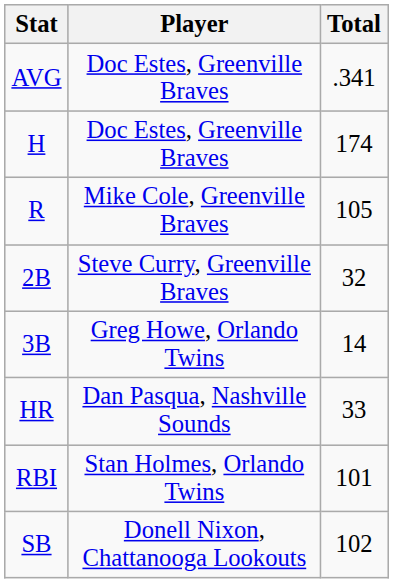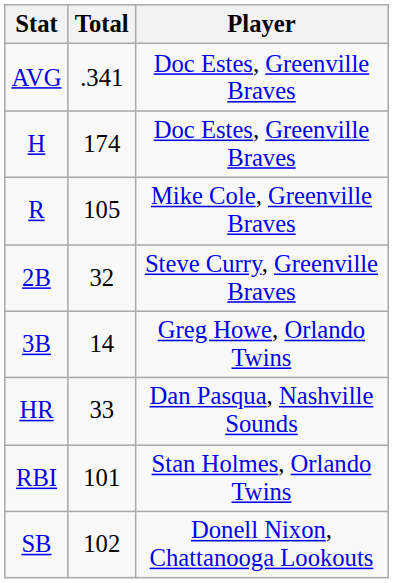columns swapped: (194, 24) <-> (354, 24)
